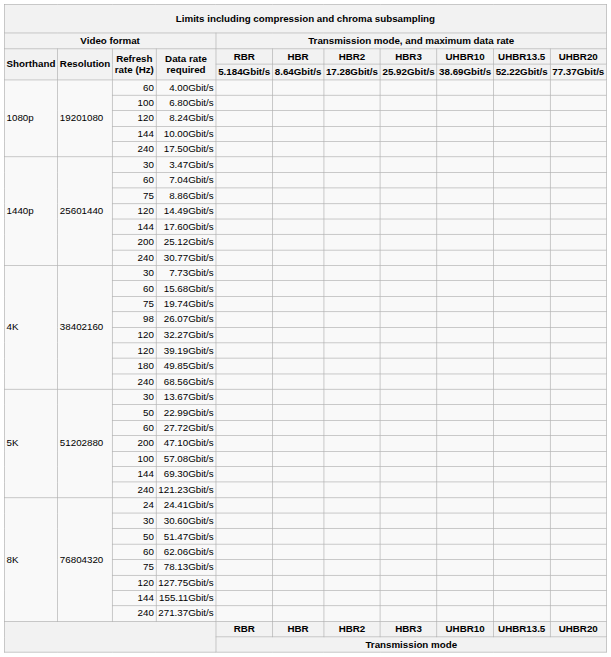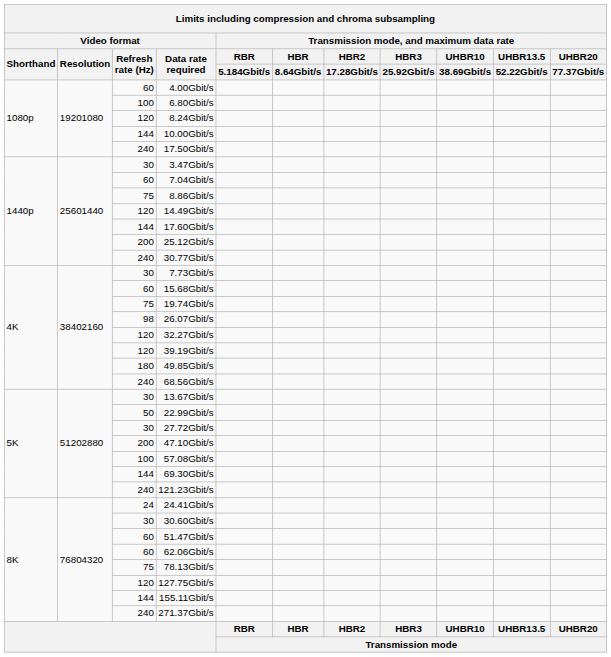(148, 428) 60 -> (148, 428) 30
(148, 536) 50 -> (148, 536) 60
